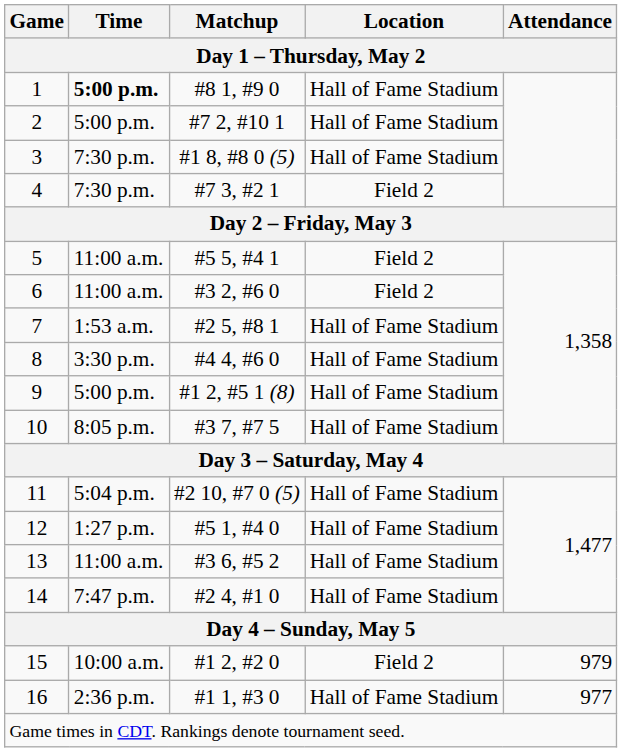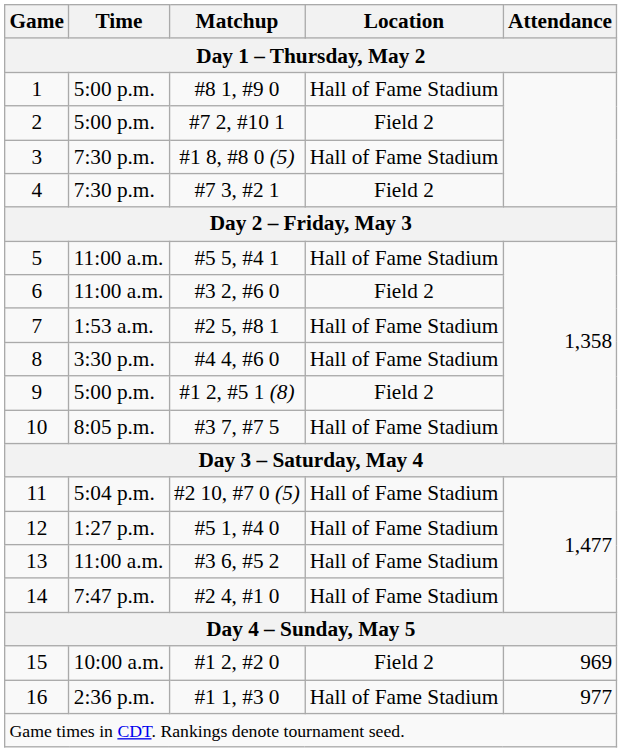(116, 88) bold -> (114, 88) normal
(404, 122) Hall of Fame Stadium -> (404, 122) Field 2
(404, 257) Field 2 -> (404, 257) Hall of Fame Stadium
(404, 392) Hall of Fame Stadium -> (404, 392) Field 2
(596, 662) 979 -> (596, 662) 969
